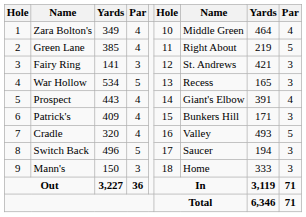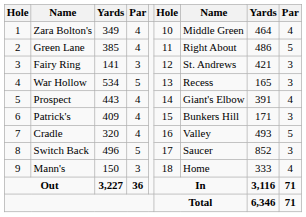(263, 47) 219 -> (263, 47) 486
(263, 151) 194 -> (263, 151) 852
(290, 168) 3 -> (290, 168) 4
(263, 185) 3,119 -> (263, 185) 3,116
